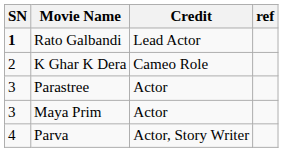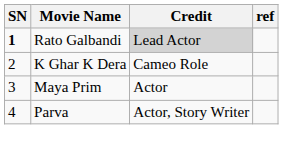(167, 40) no background -> (167, 40) lightgrey background
- row: (62, 87)
